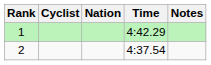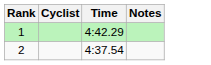- column: (103, 13)
